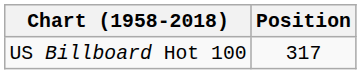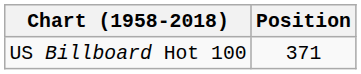(303, 53) 317 -> (303, 53) 371
